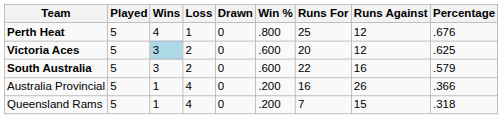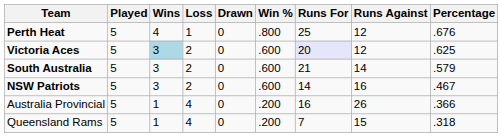(304, 50) no background -> (304, 50) lavender background
(304, 68) 22 -> (304, 68) 21
(360, 68) 16 -> (360, 68) 14
+ row: (43, 86)
